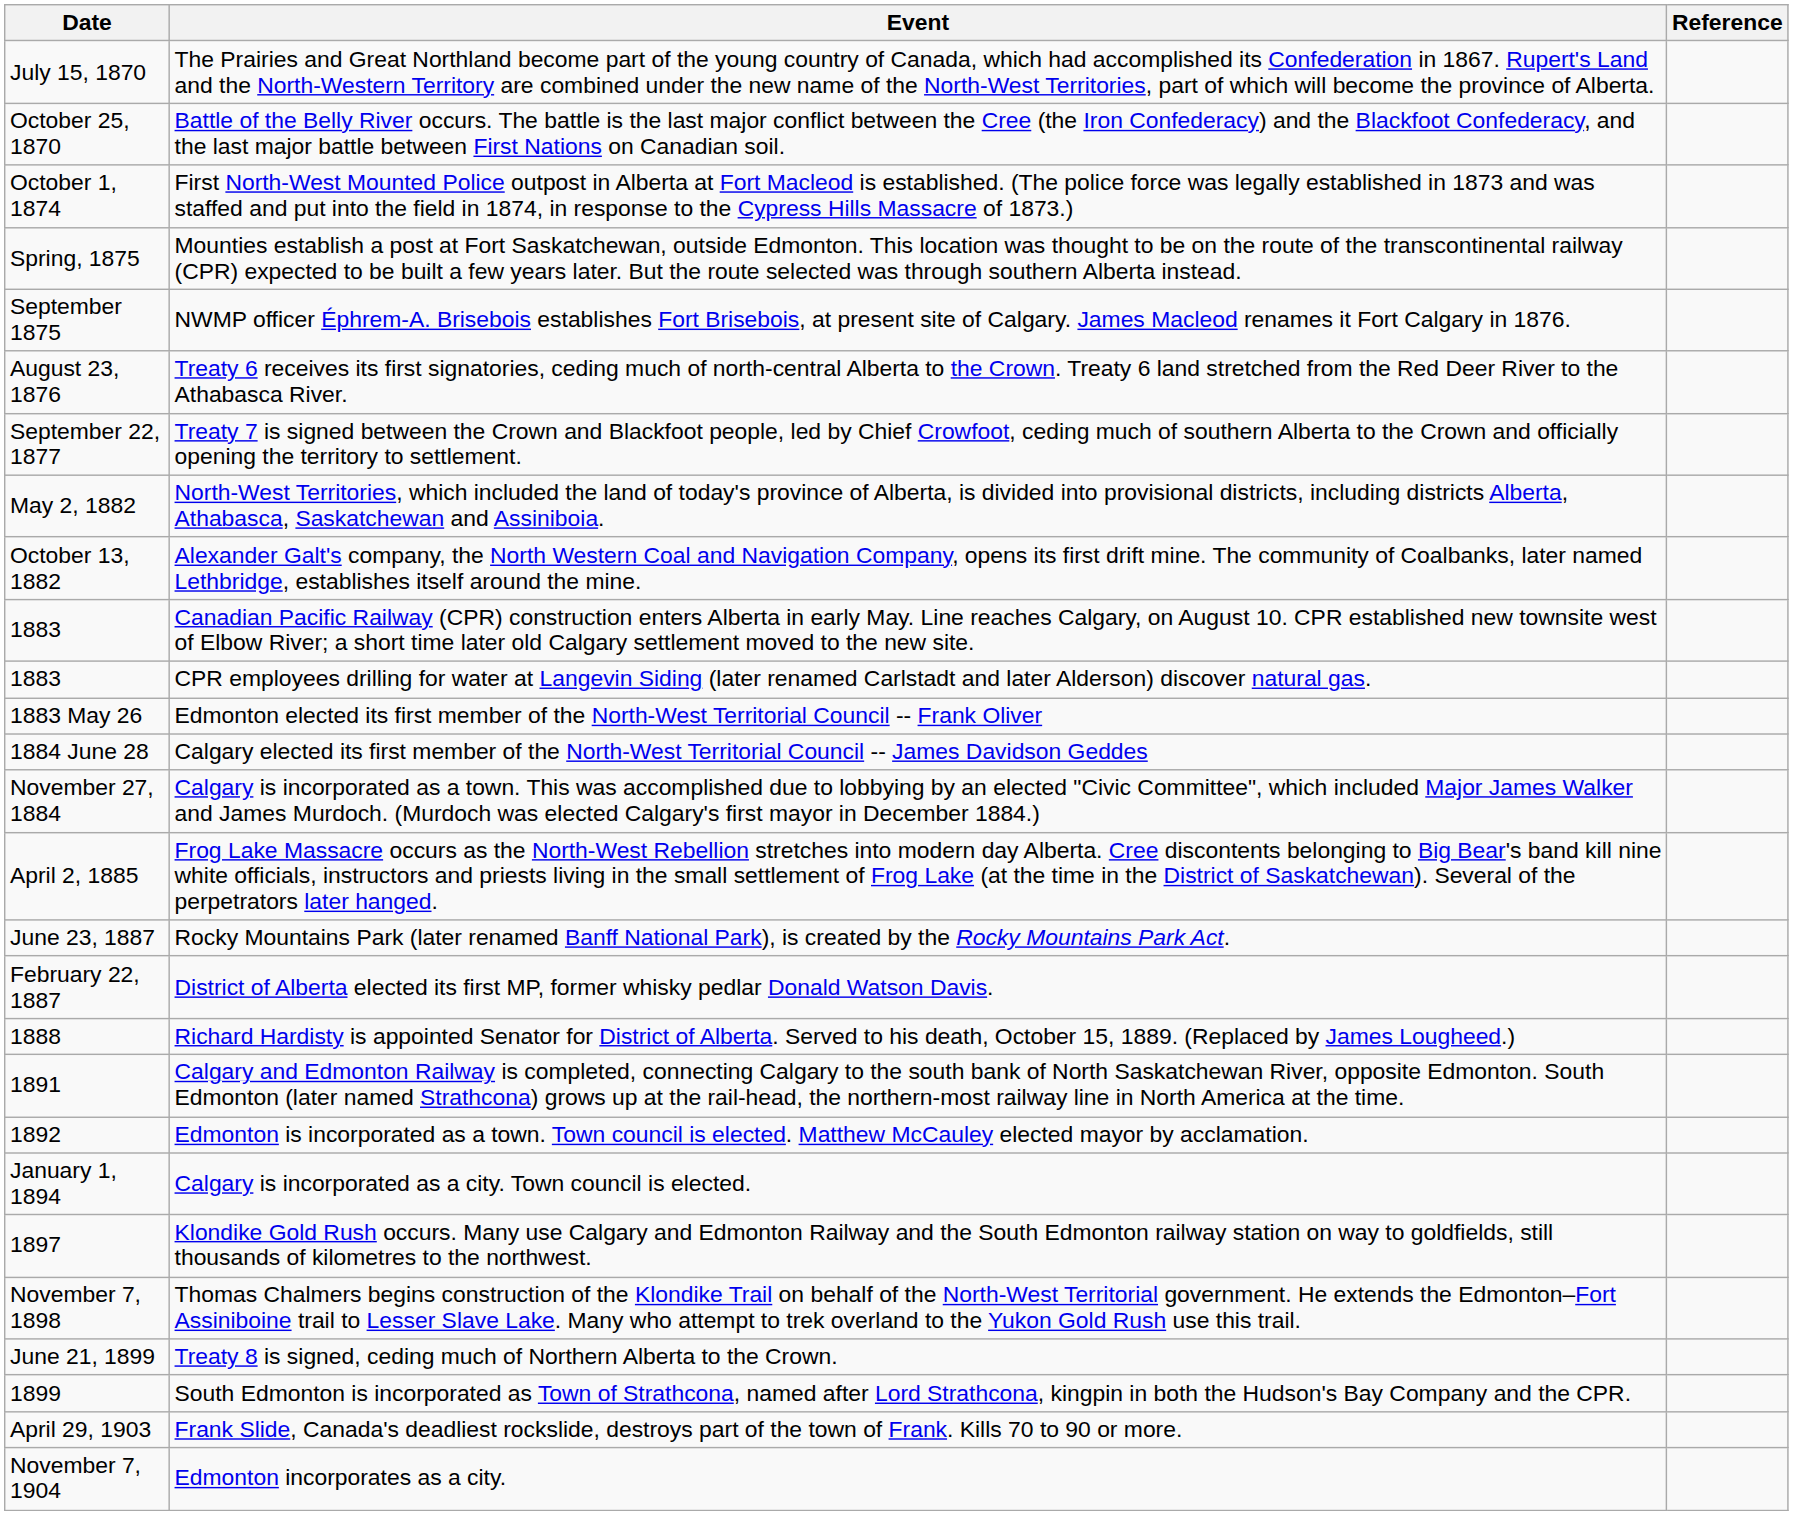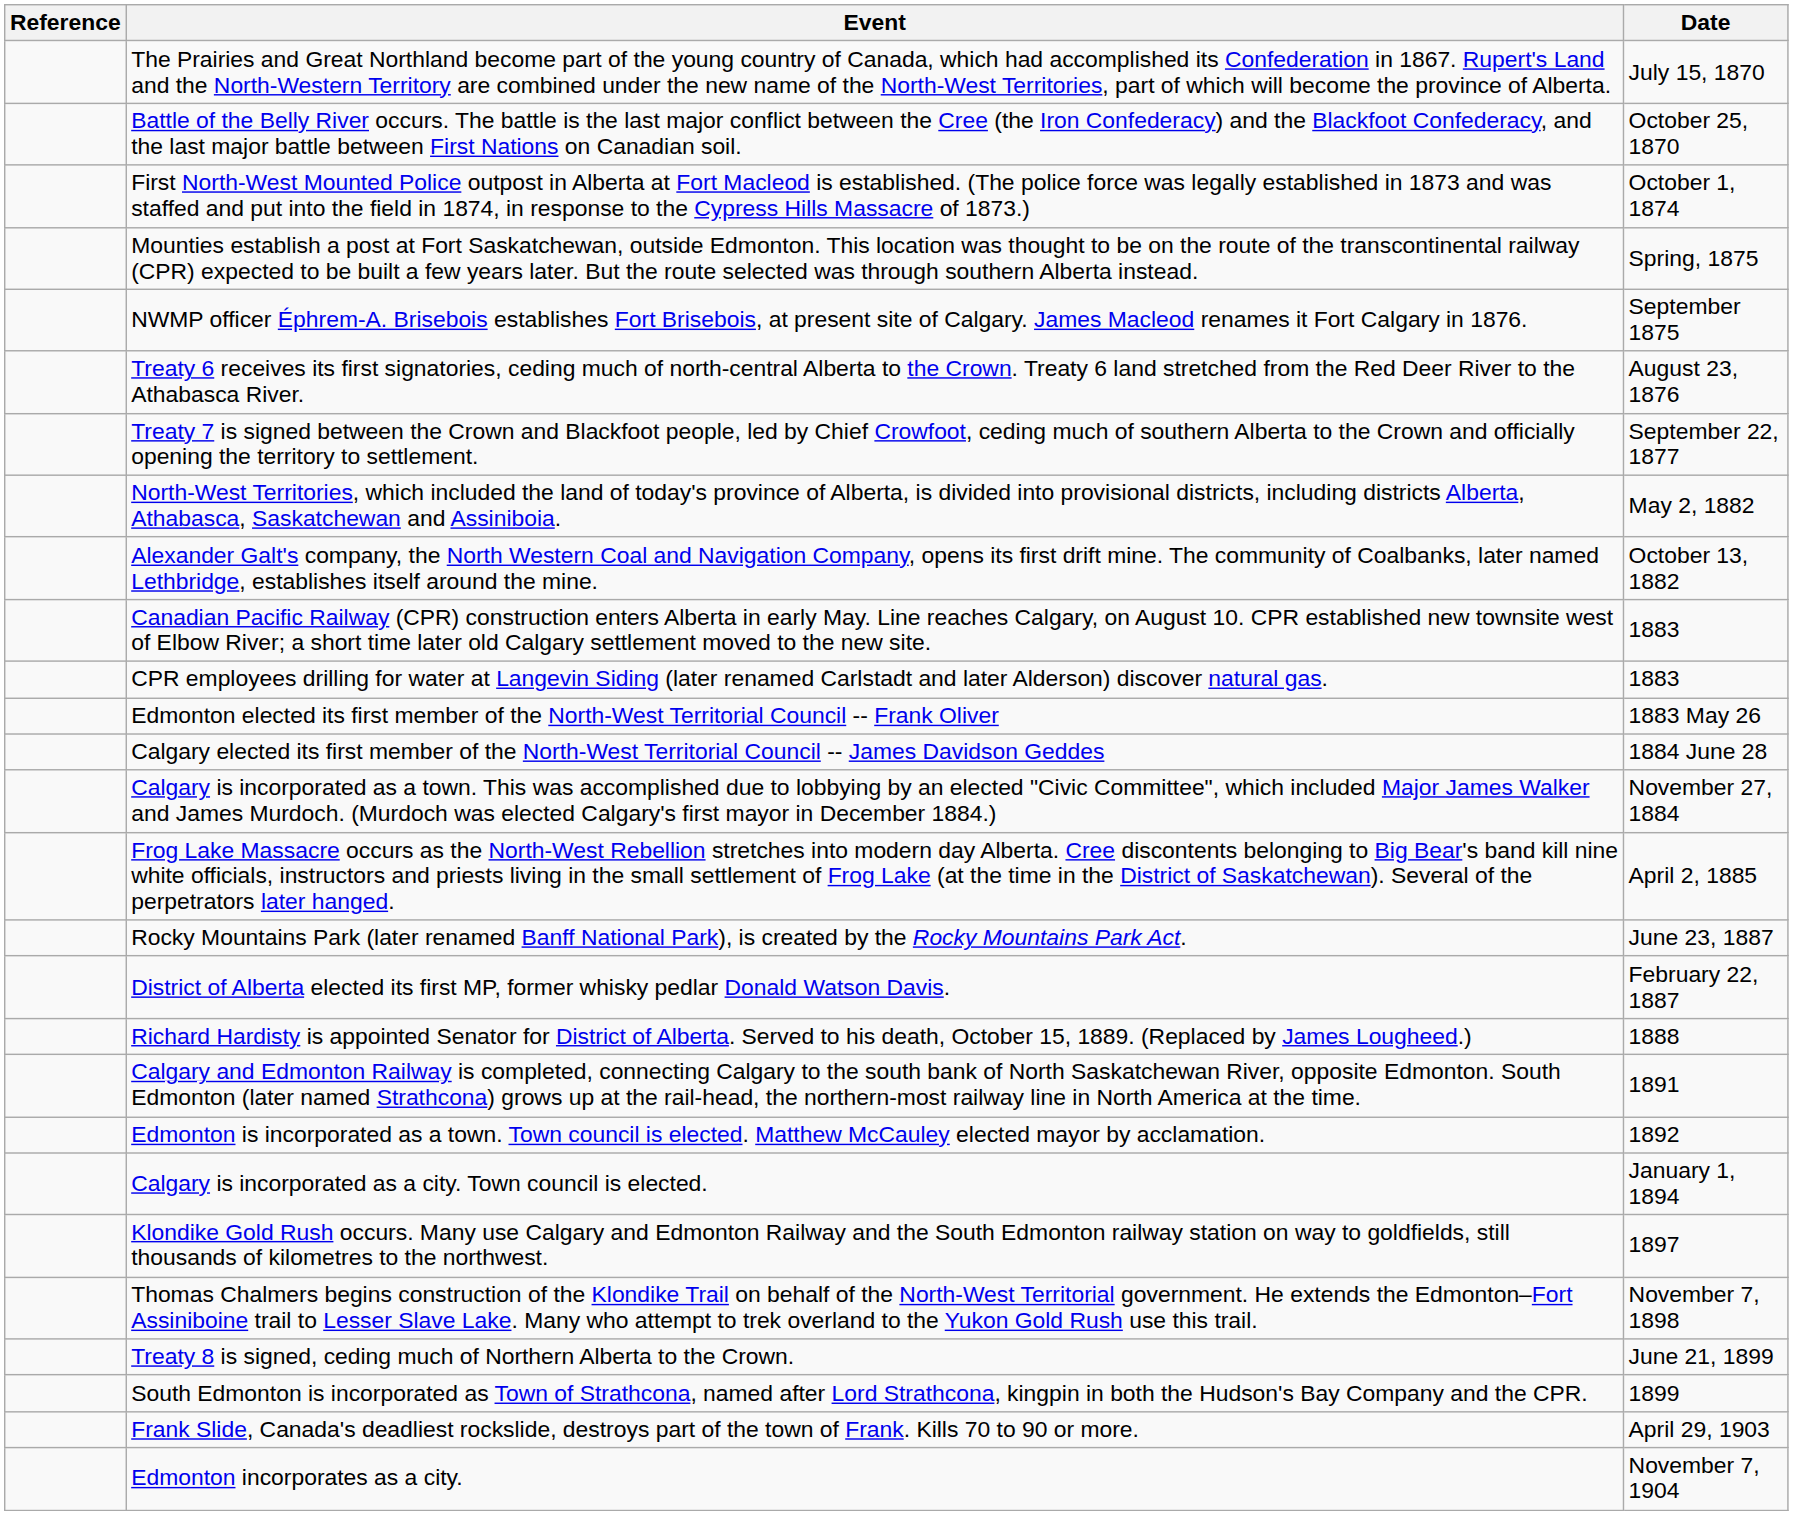columns swapped: (87, 22) <-> (1727, 22)
